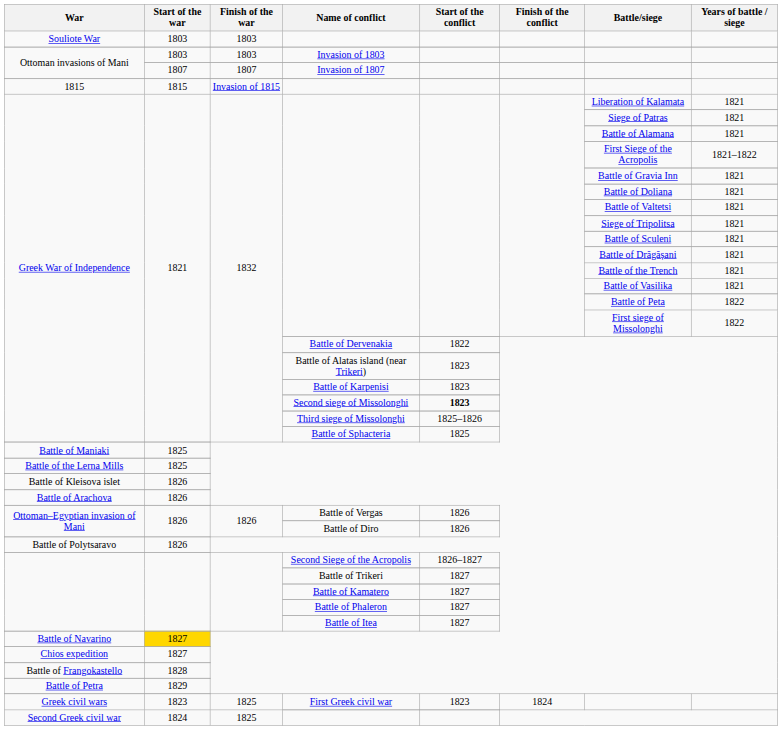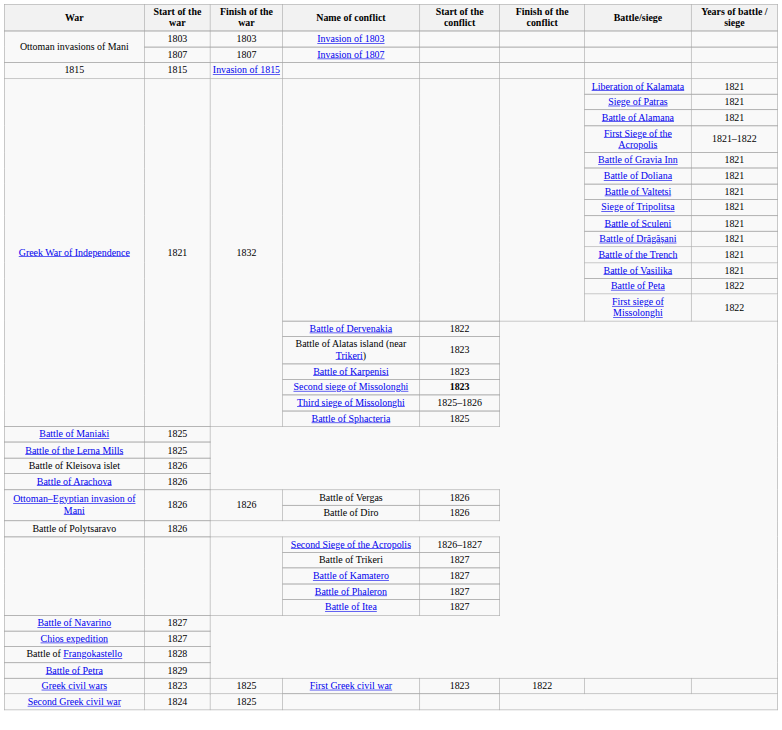- row: (74, 39)
(177, 639) gold background -> (177, 623) no background
(542, 702) 1824 -> (542, 686) 1822
